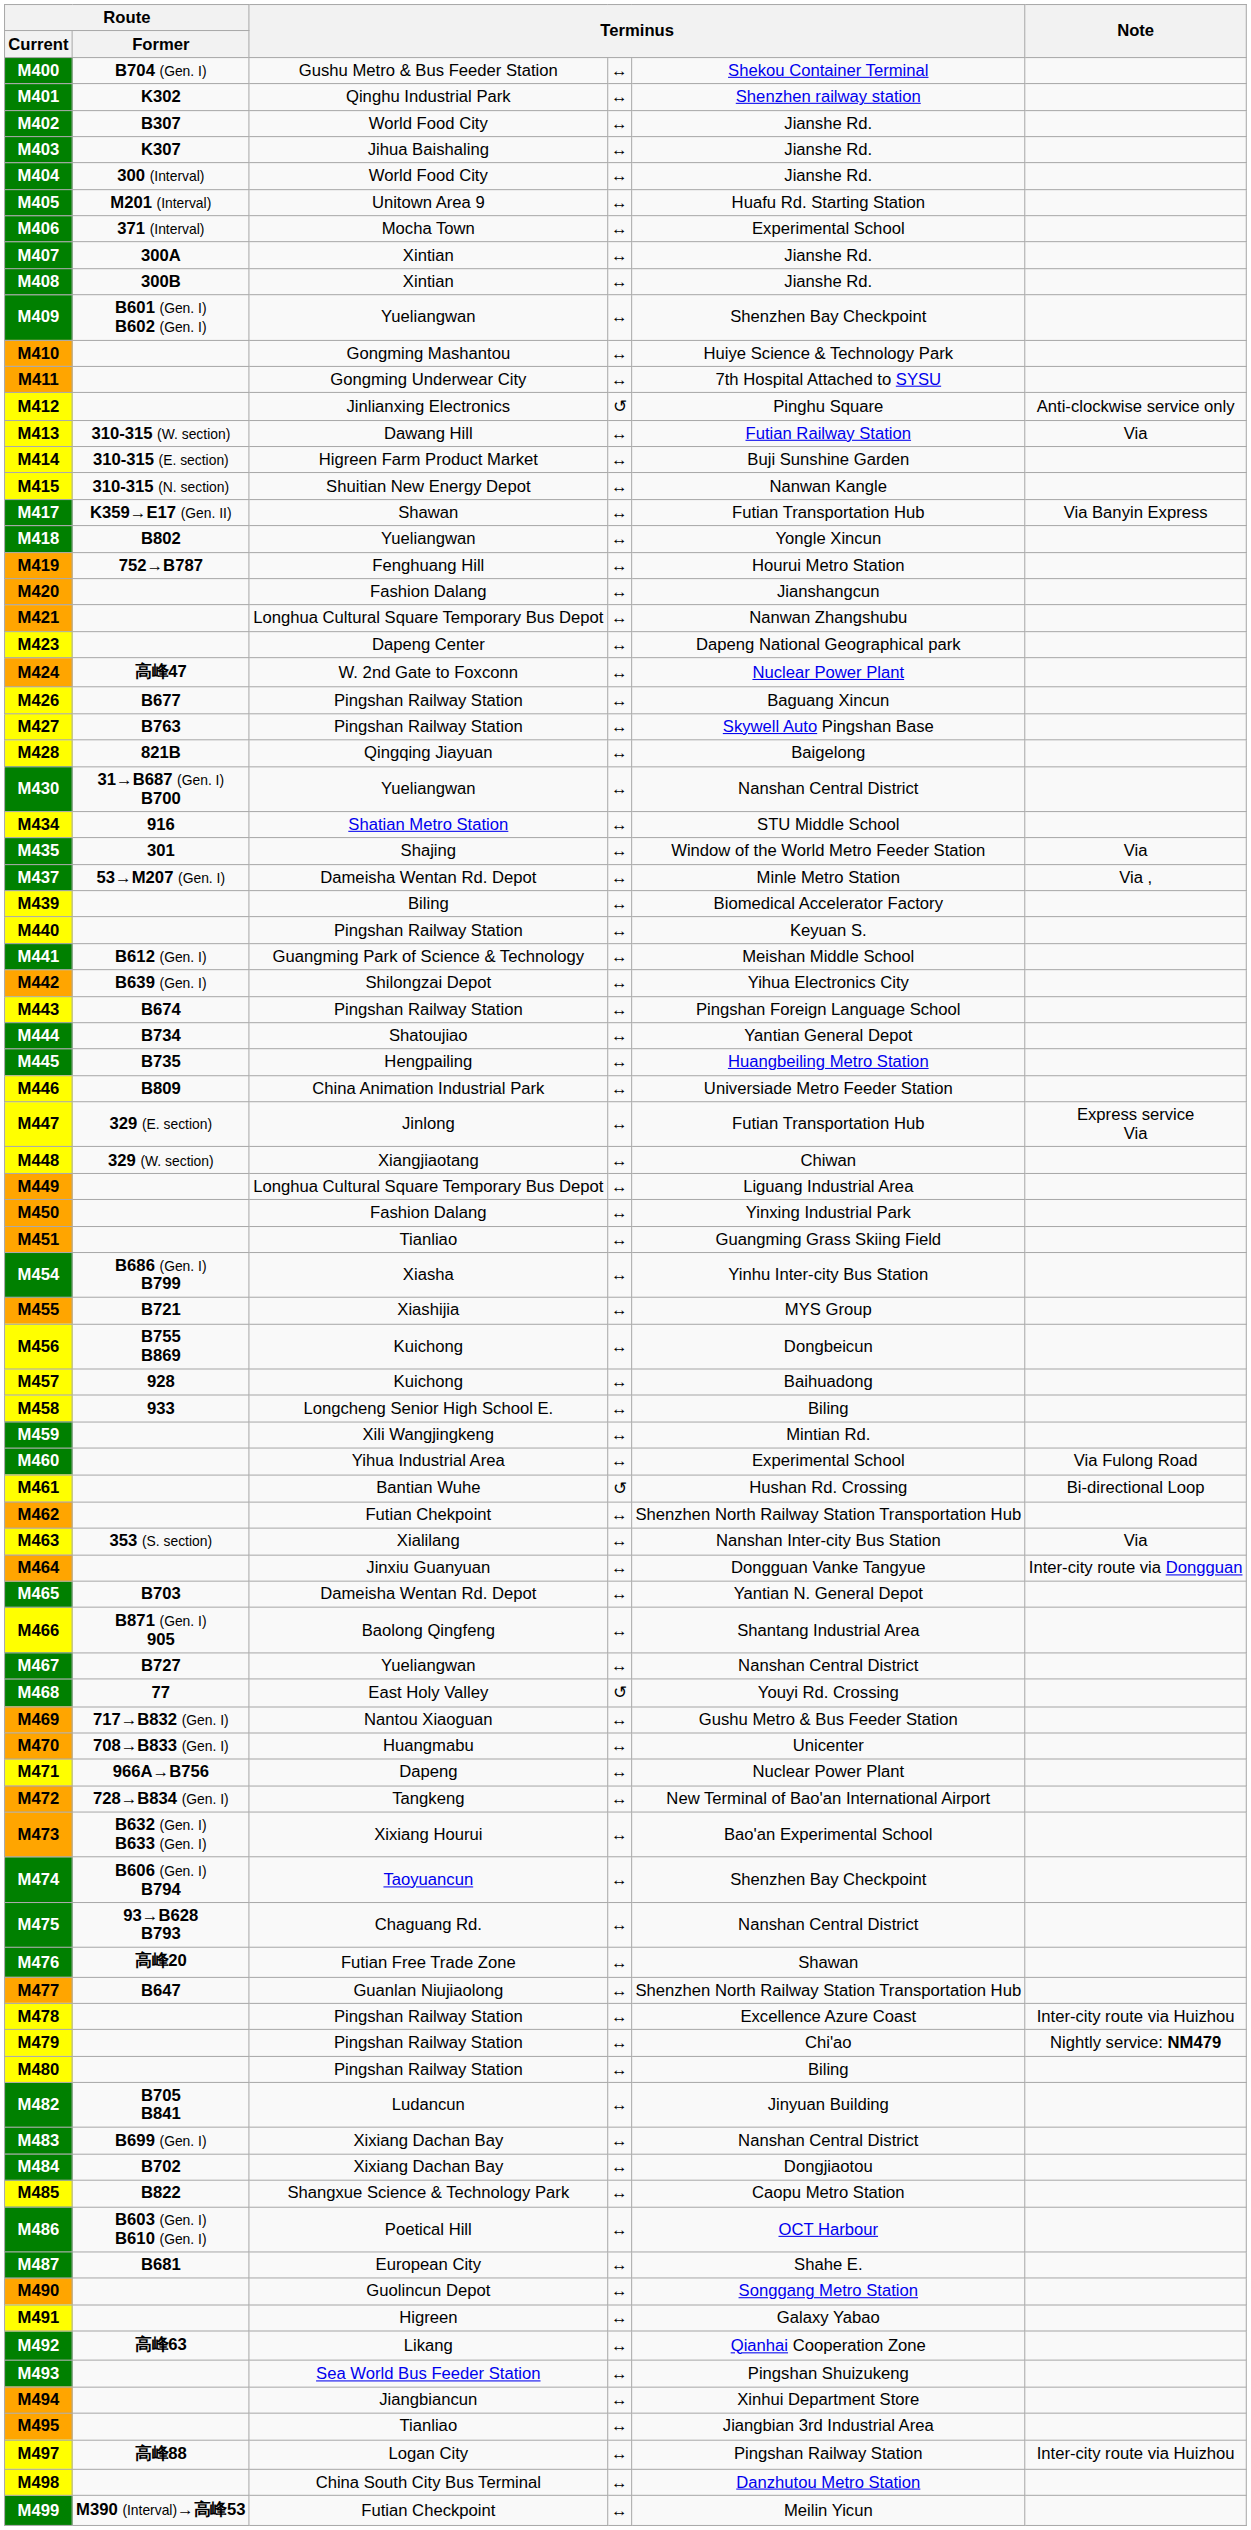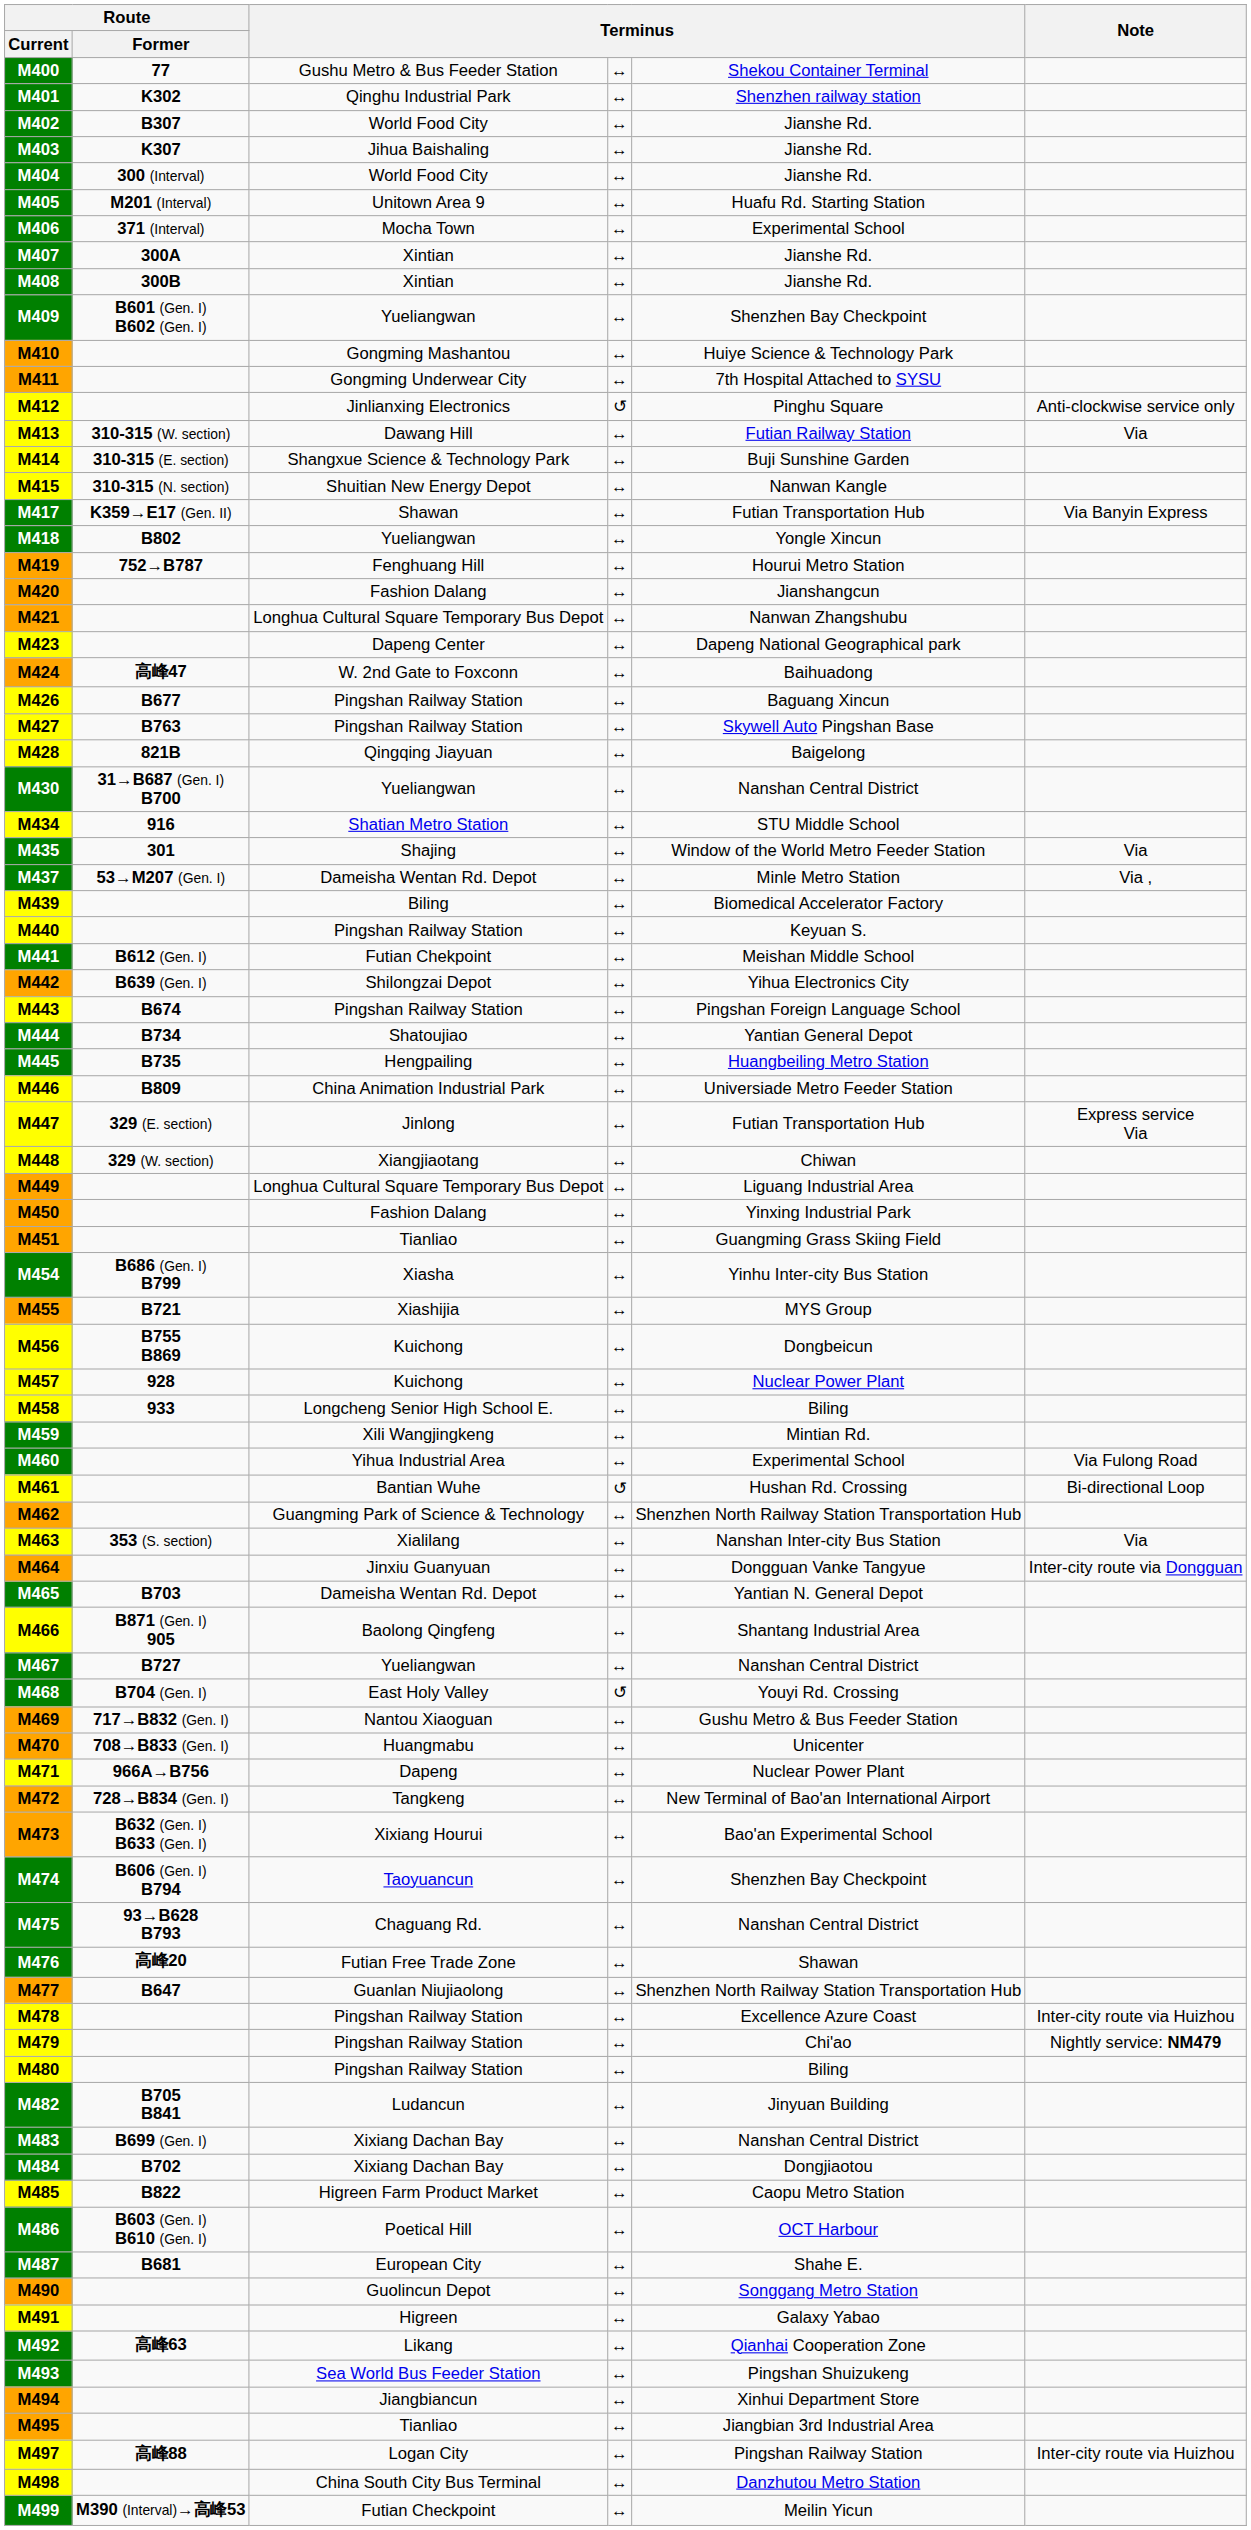(161, 70) B704 (Gen. I) -> (161, 70) 77
(428, 459) Higreen Farm Product Market -> (428, 459) Shangxue Science & Technology Park
(828, 672) Nuclear Power Plant -> (828, 672) Baihuadong
(428, 956) Guangming Park of Science & Technology -> (428, 956) Futian Chekpoint
(828, 1382) Baihuadong -> (828, 1382) Nuclear Power Plant
(428, 1515) Futian Chekpoint -> (428, 1515) Guangming Park of Science & Technology
(161, 1692) 77 -> (161, 1692) B704 (Gen. I)
(428, 2193) Shangxue Science & Technology Park -> (428, 2193) Higreen Farm Product Market
